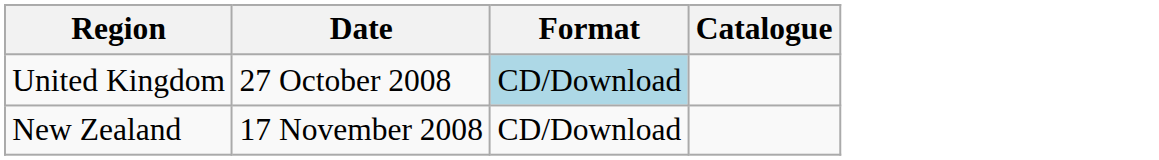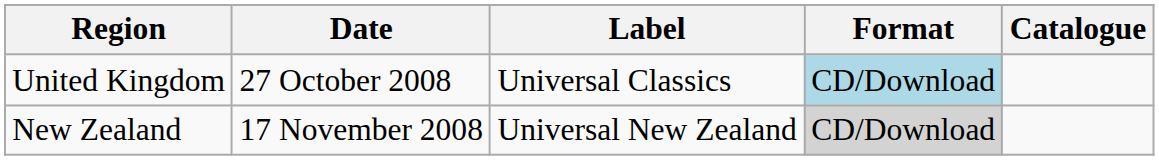+ column: (647, 29)
(589, 129) no background -> (903, 129) lightgrey background
